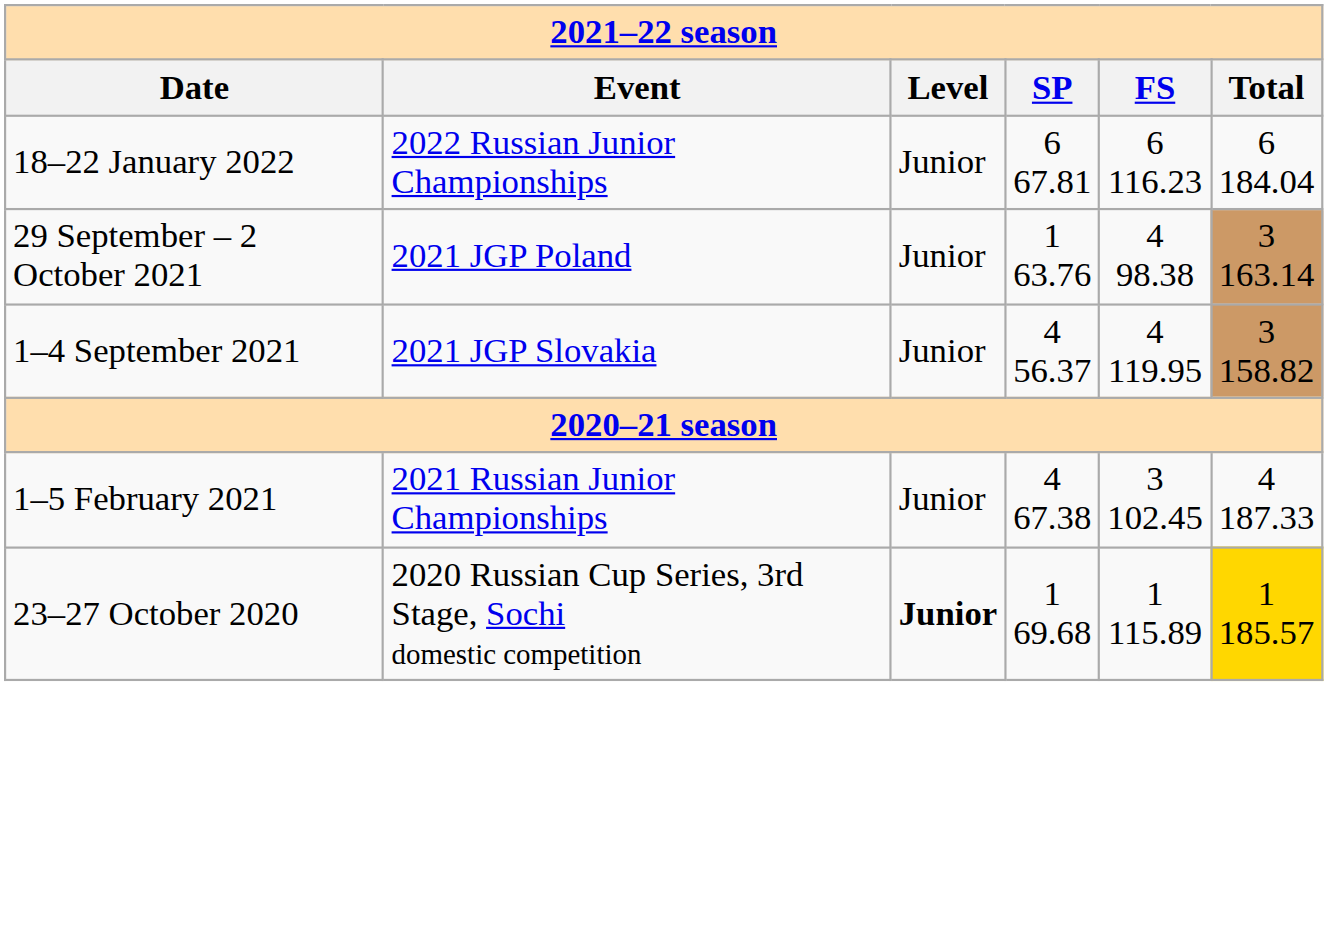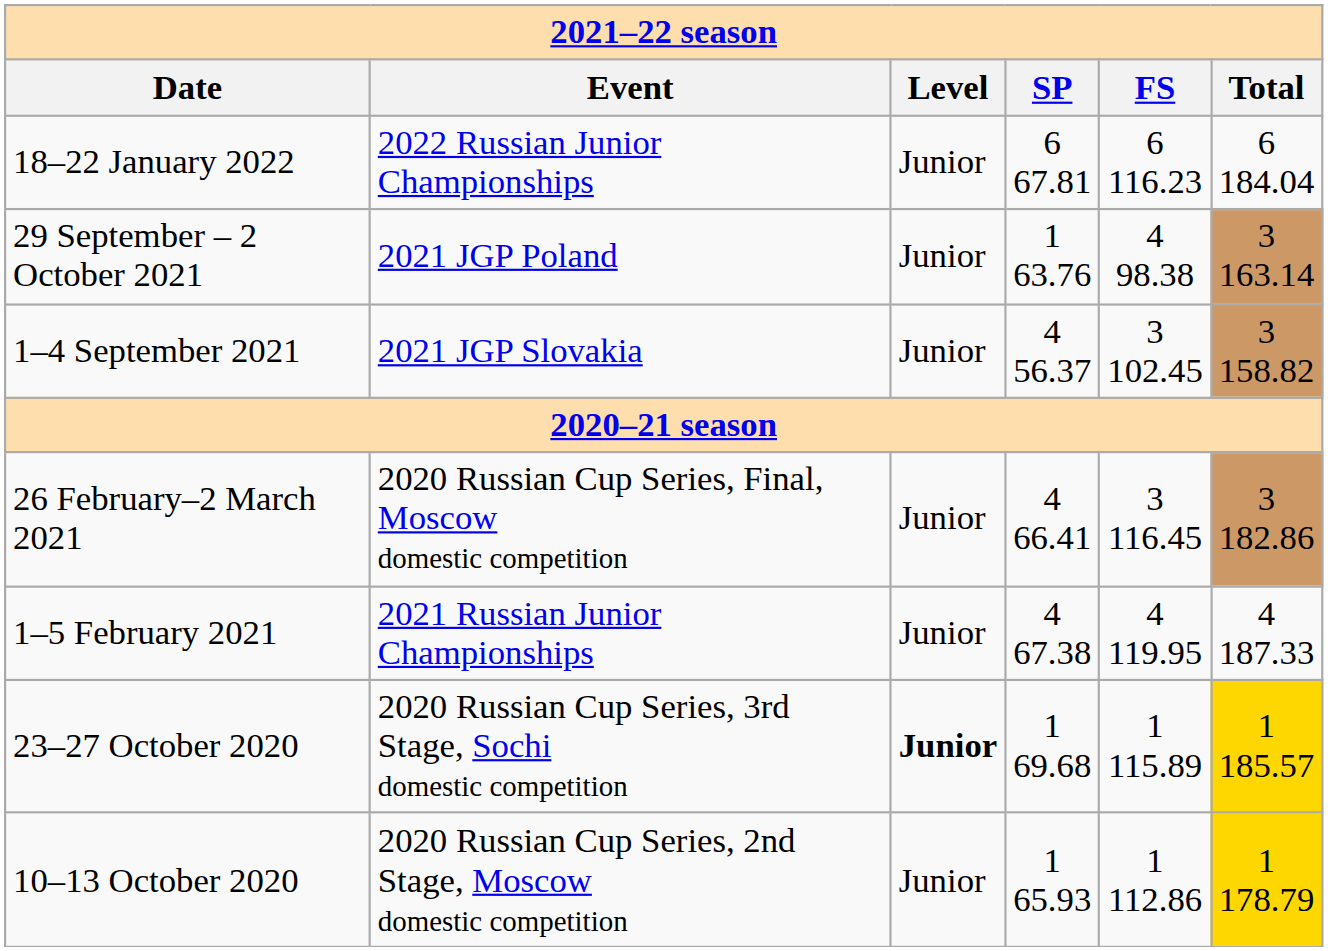(1155, 349) 4 119.95 -> (1155, 349) 3 102.45
+ row: (164, 518)
(1155, 499) 3 102.45 -> (1155, 632) 4 119.95
+ row: (156, 879)
